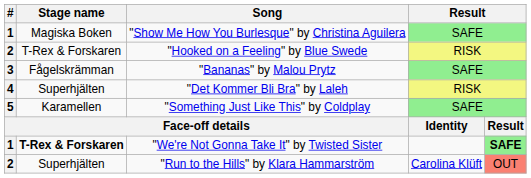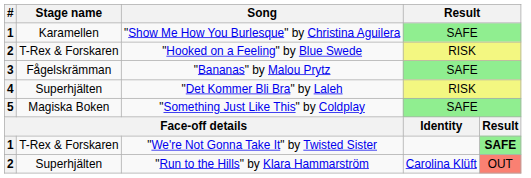(71, 32) Magiska Boken -> (69, 32) Karamellen
(71, 107) Karamellen -> (69, 107) Magiska Boken
(71, 145) bold -> (69, 145) normal
